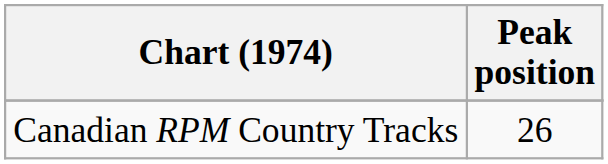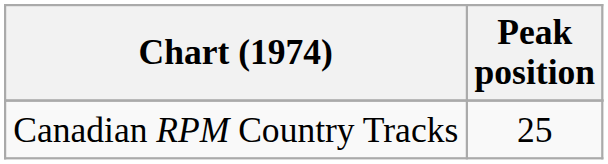(535, 128) 26 -> (535, 128) 25
